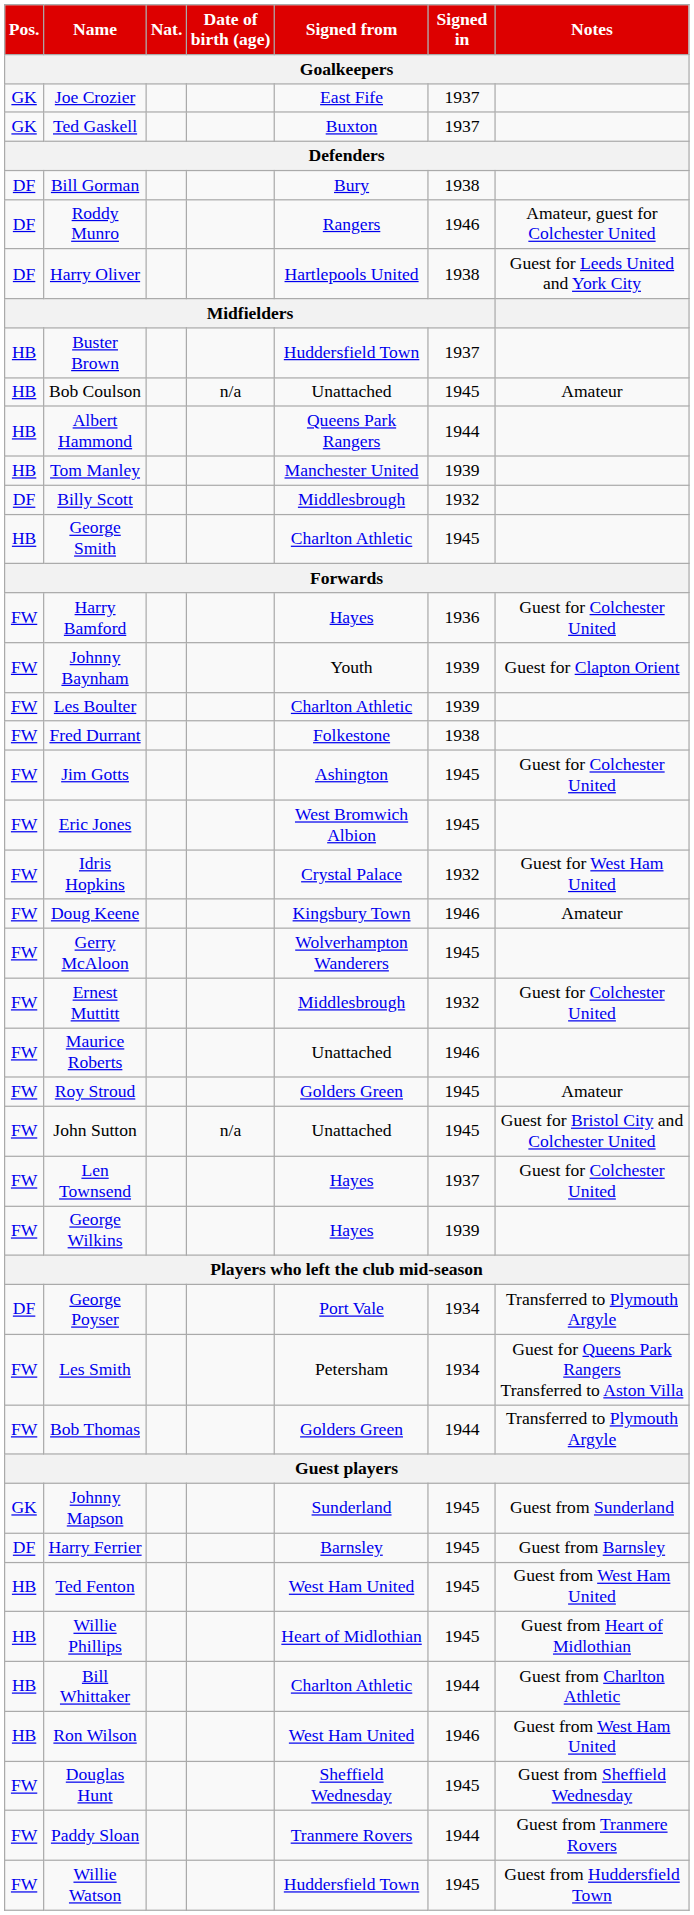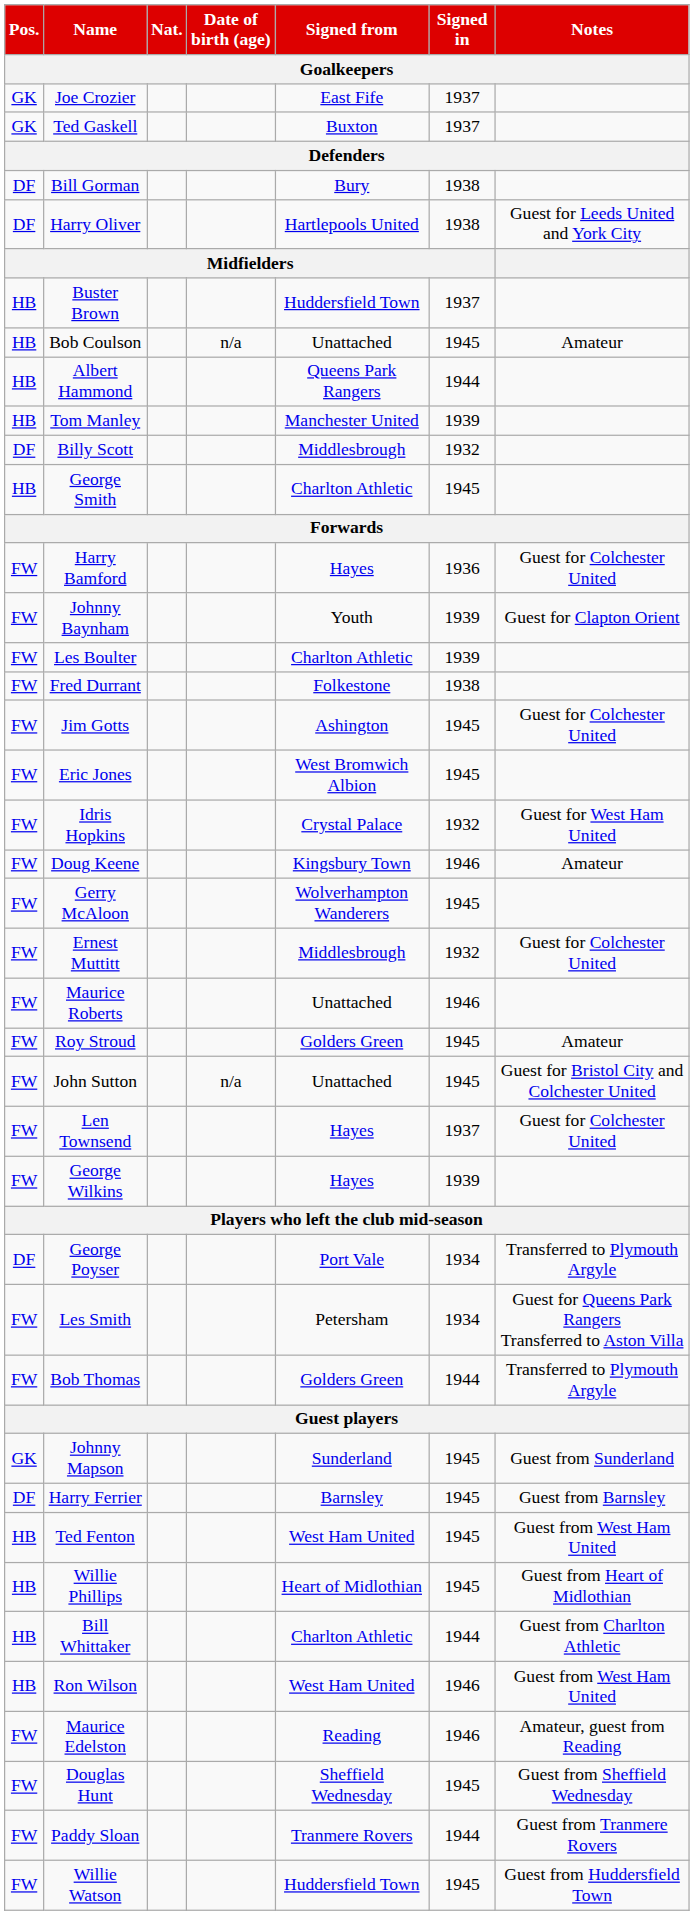- row: (95, 224)
+ row: (95, 1736)
